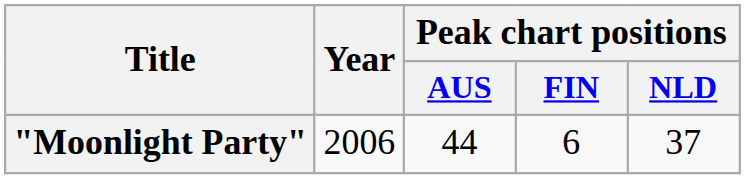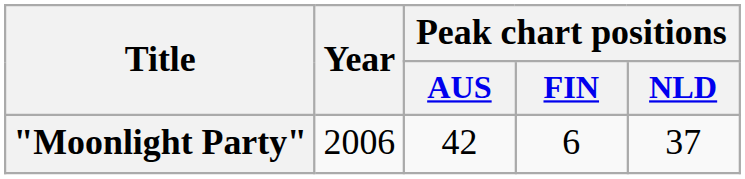(459, 142) 44 -> (459, 142) 42
